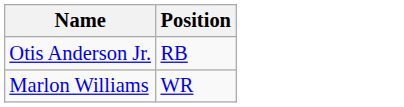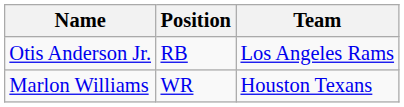+ column: (317, 20)
